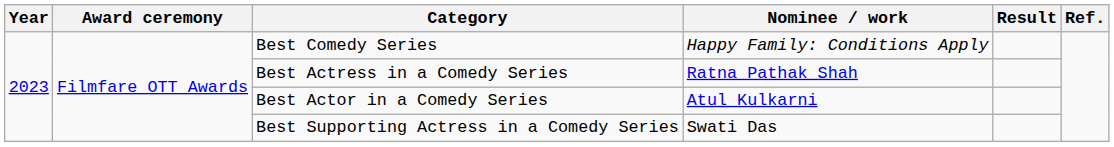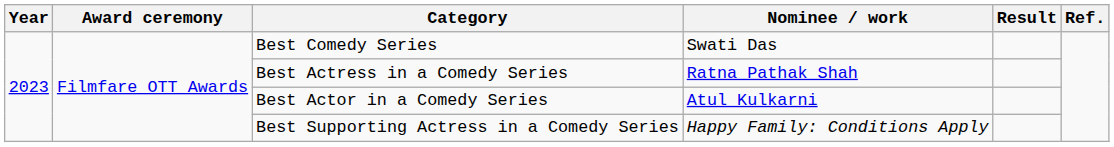(838, 46) Happy Family: Conditions Apply -> (732, 46) Swati Das
(732, 128) Swati Das -> (838, 128) Happy Family: Conditions Apply
